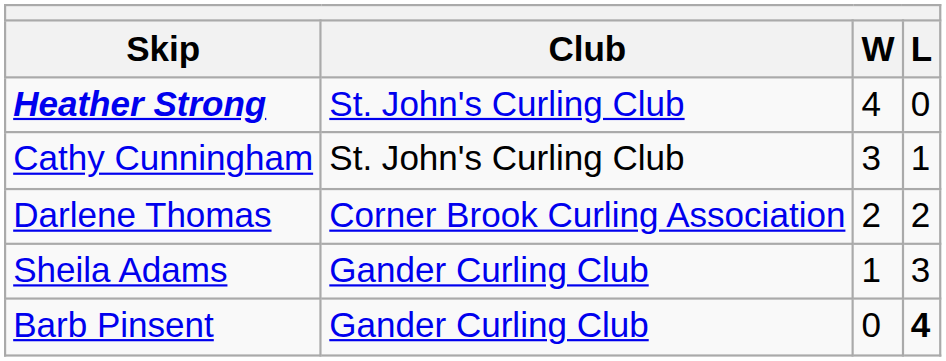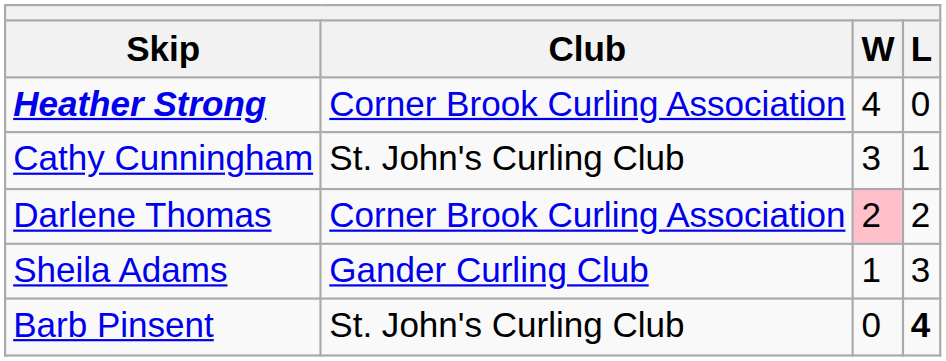(507, 104) St. John's Curling Club -> (587, 104) Corner Brook Curling Association
(871, 215) no background -> (871, 215) pink background
(489, 326) Gander Curling Club -> (507, 326) St. John's Curling Club
